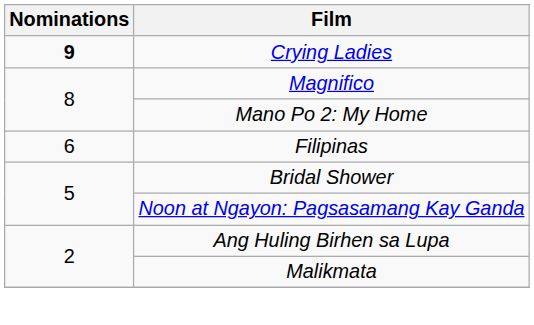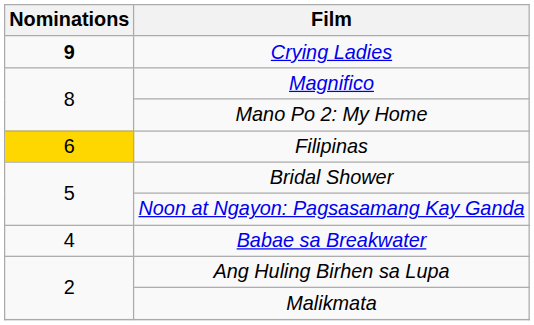(69, 146) no background -> (69, 146) gold background
+ row: (331, 240)
